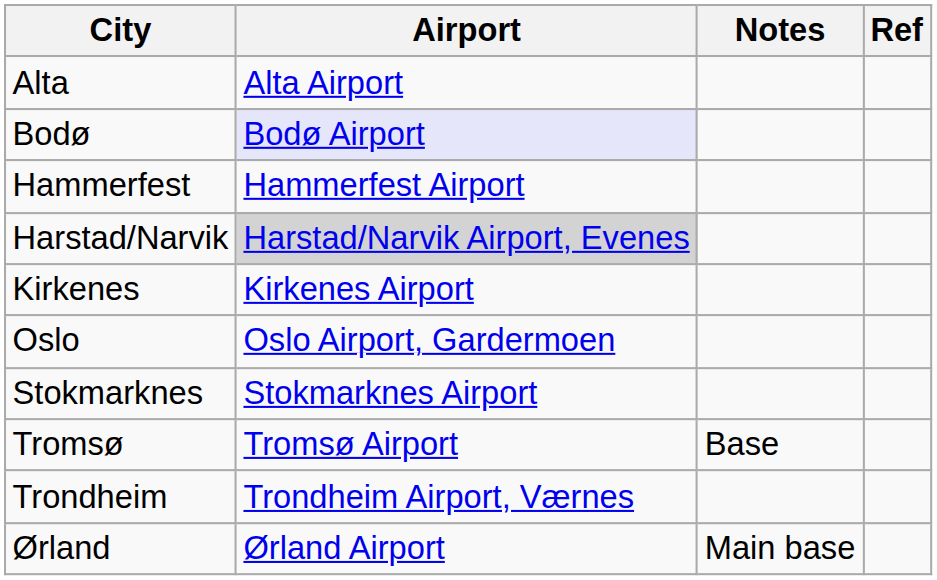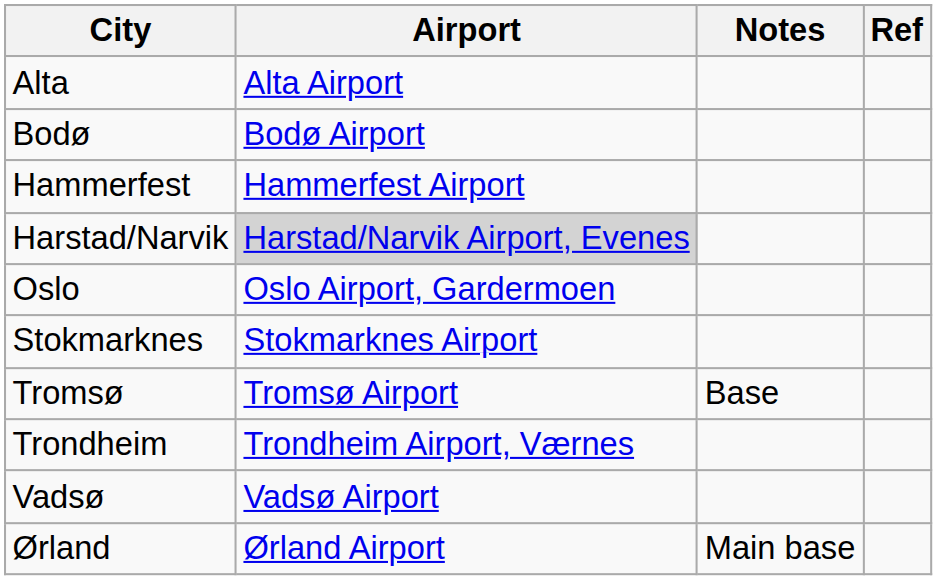(334, 133) lavender background -> (334, 133) no background
- row: (76, 289)
+ row: (59, 496)
